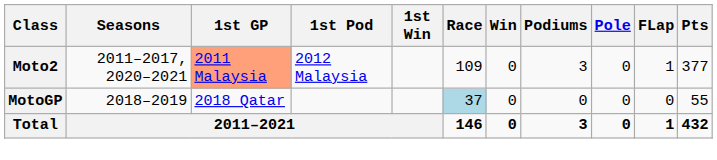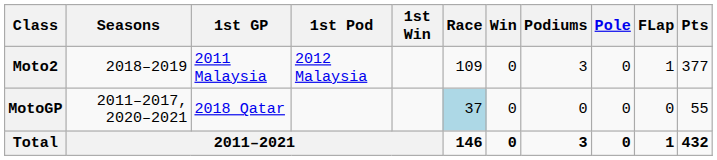(142, 68) 2011–2017, 2020–2021 -> (147, 68) 2018–2019
(231, 68) lightsalmon background -> (231, 68) no background
(147, 101) 2018–2019 -> (142, 110) 2011–2017, 2020–2021
